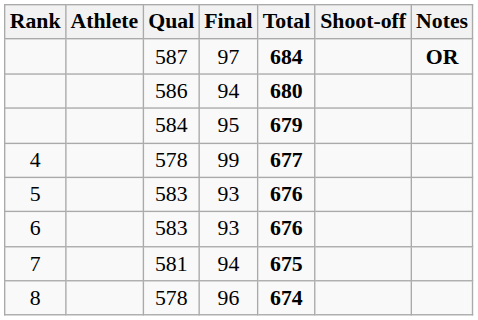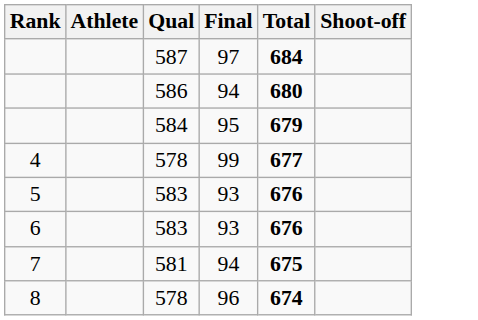- column: (442, 21)
